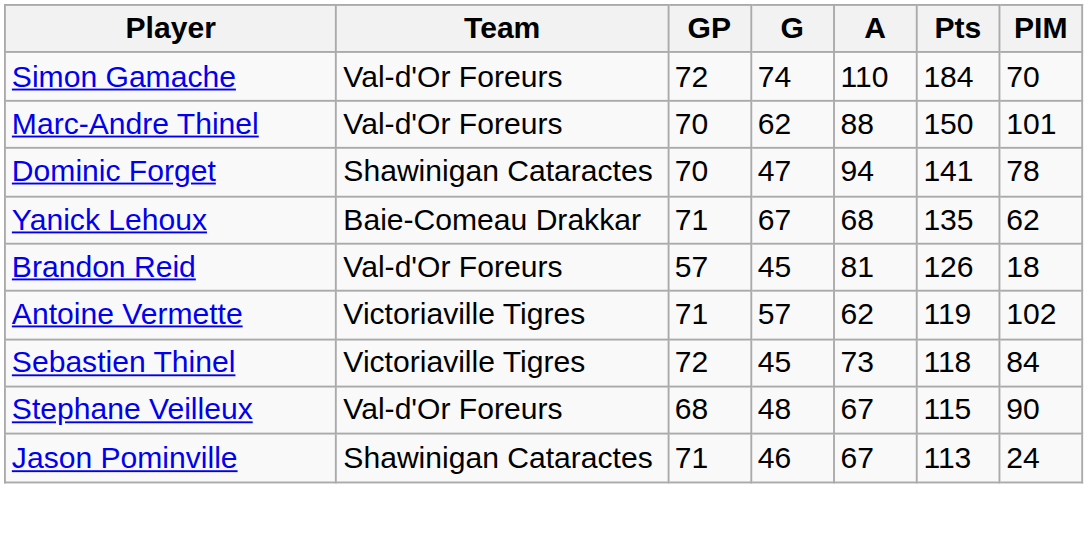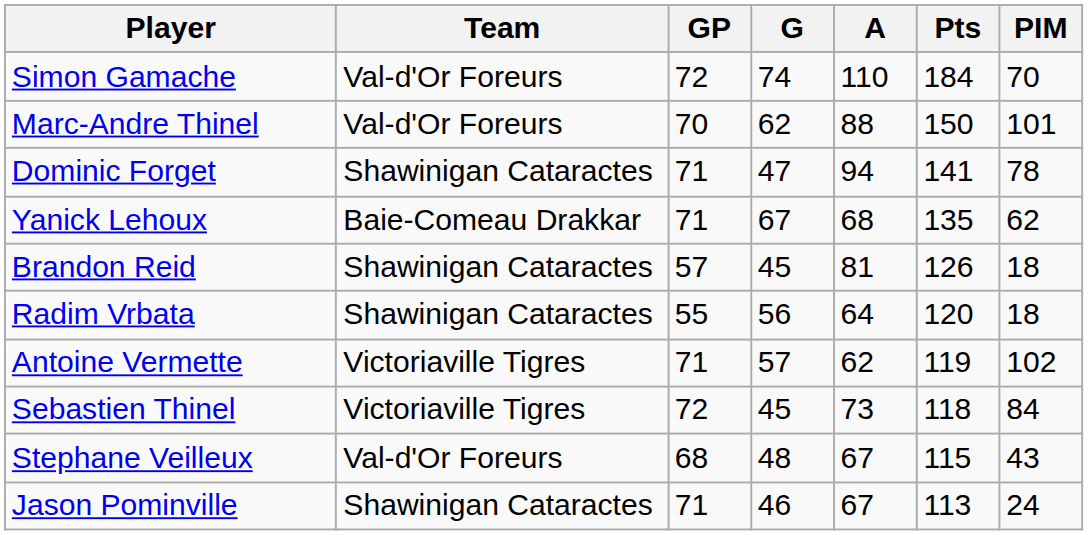(692, 171) 70 -> (692, 171) 71
(453, 266) Val-d'Or Foreurs -> (498, 266) Shawinigan Cataractes
+ row: (103, 314)
(1023, 409) 90 -> (1023, 457) 43
